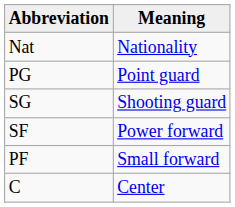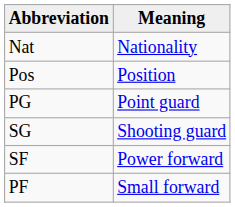+ row: (21, 74)
- row: (15, 187)
